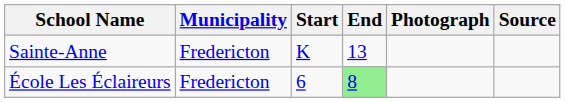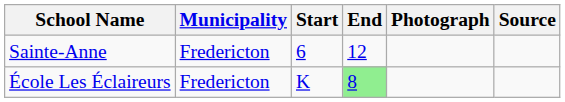(303, 50) K -> (301, 50) 6
(357, 50) 13 -> (357, 50) 12
(301, 81) 6 -> (303, 81) K
